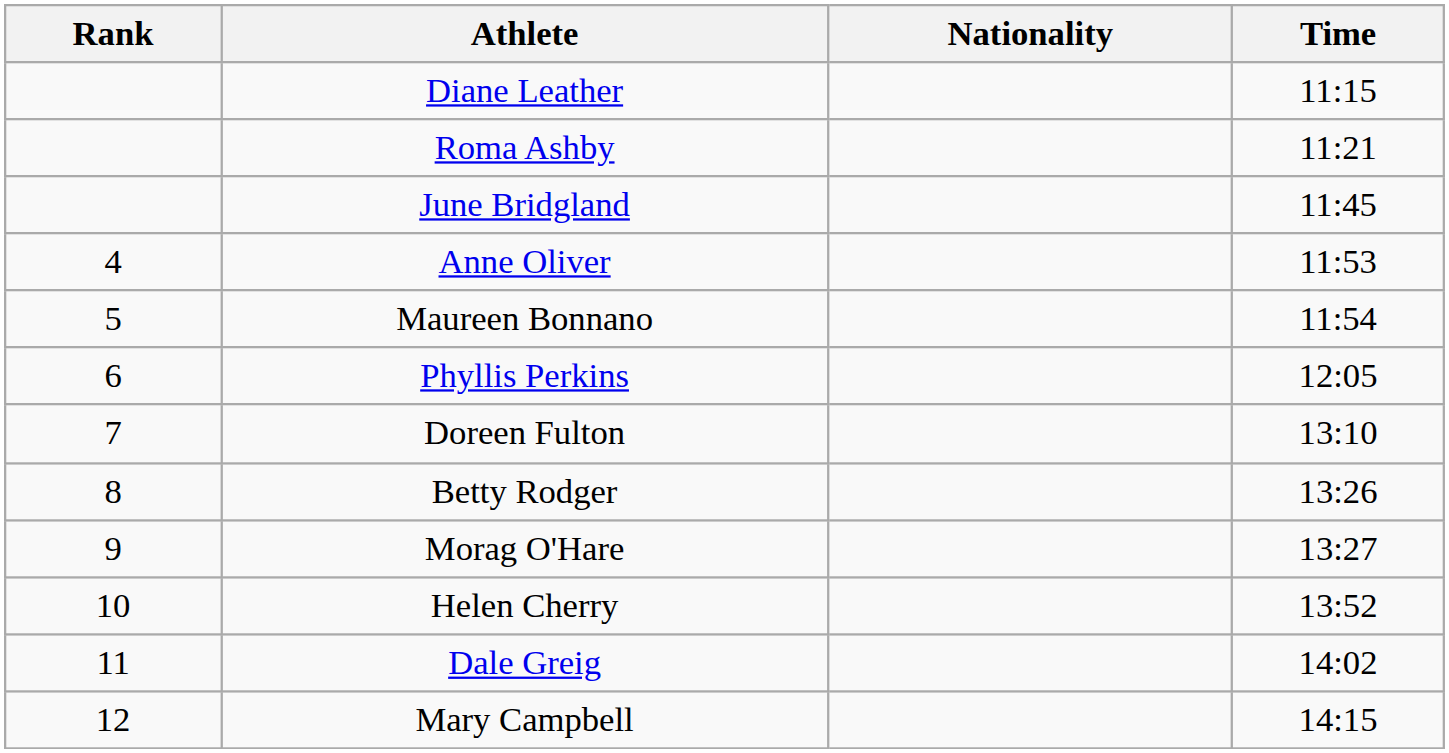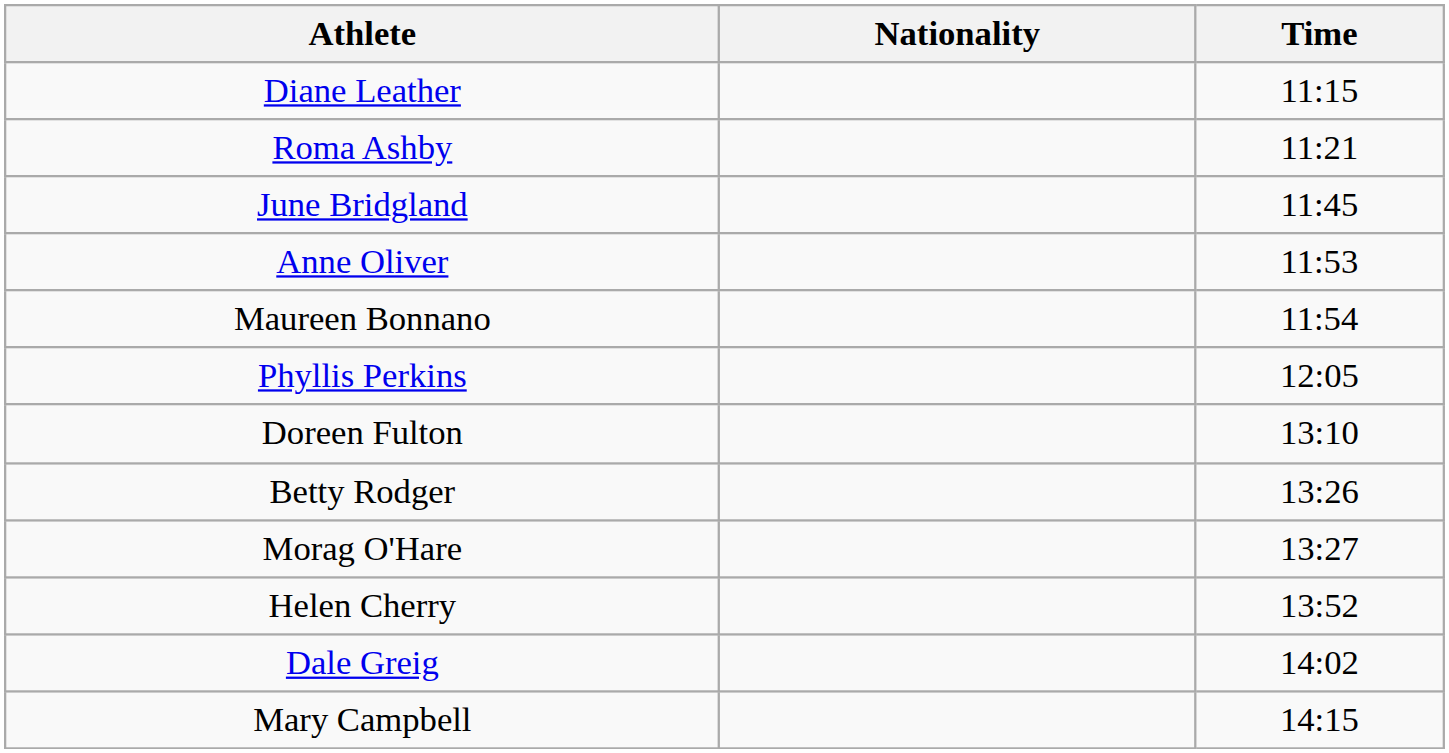- column: (113, 33)
